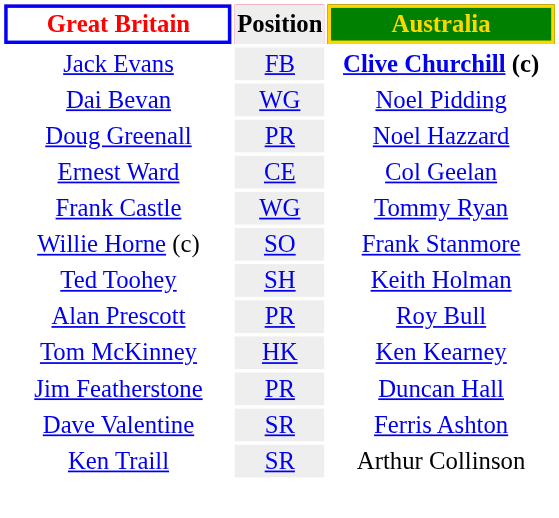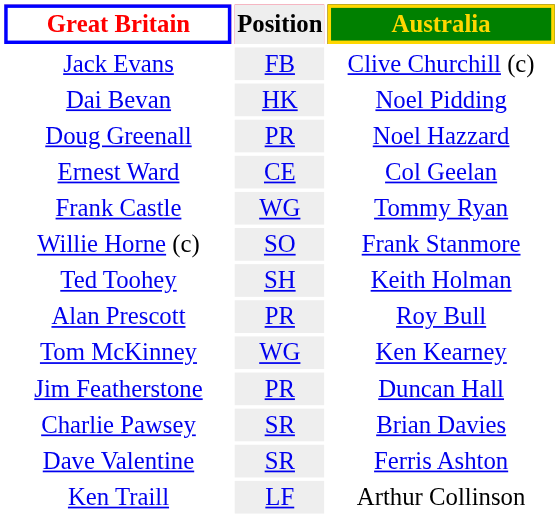(441, 63) bold -> (441, 63) normal
(280, 99) WG -> (280, 99) HK
(280, 352) HK -> (280, 352) WG
+ row: (118, 424)
(280, 460) SR -> (280, 496) LF
